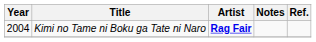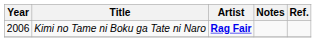(18, 28) 2004 -> (18, 28) 2006
